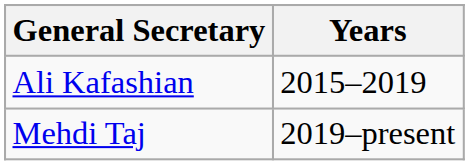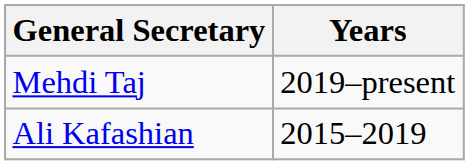rows swapped: (103, 81) <-> (79, 133)
